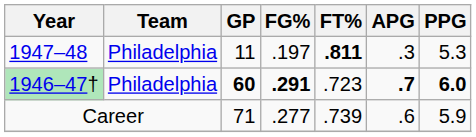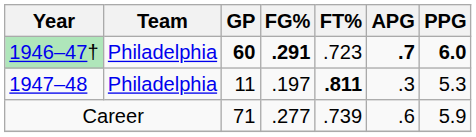rows swapped: (54, 84) <-> (48, 52)
